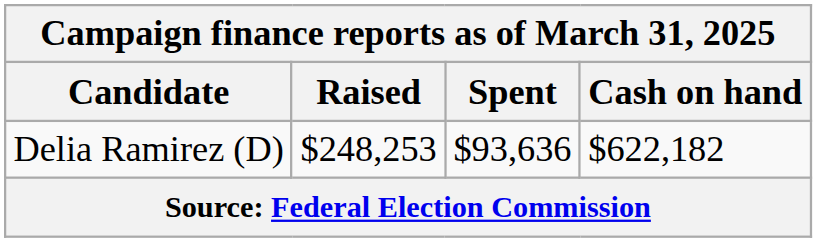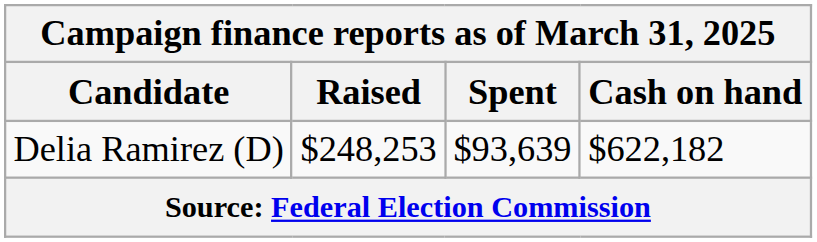(512, 148) $93,636 -> (512, 148) $93,639
